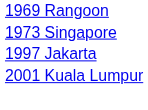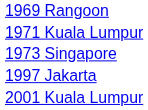+ row: (74, 32)
